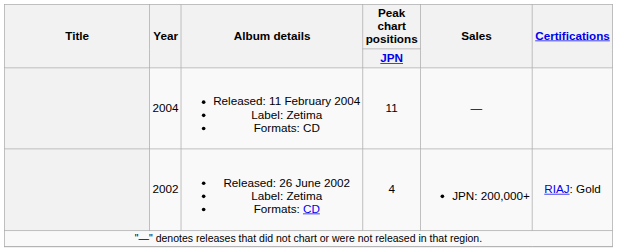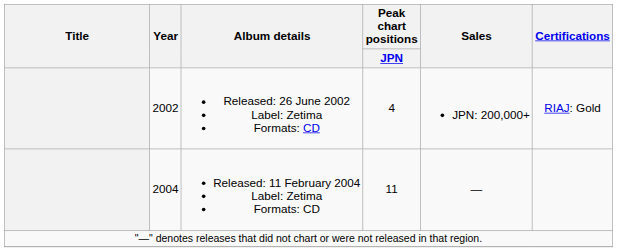rows swapped: (272, 196) <-> (272, 115)
